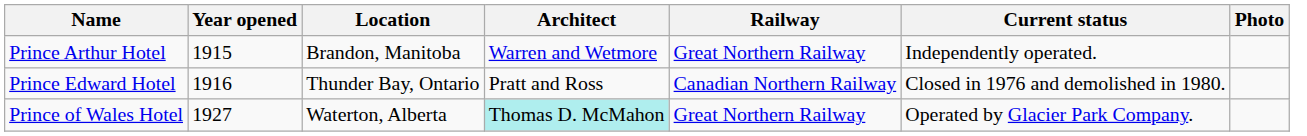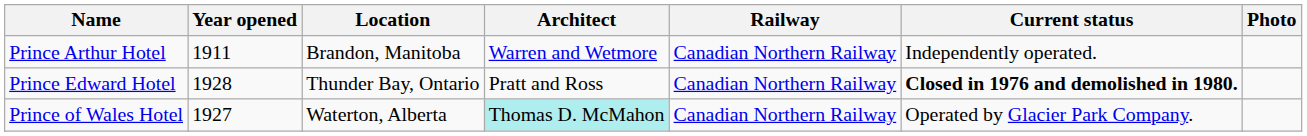(212, 51) 1915 -> (212, 51) 1911
(769, 51) Great Northern Railway -> (785, 51) Canadian Northern Railway
(212, 83) 1916 -> (212, 83) 1928
(1065, 83) normal -> (1072, 83) bold
(769, 114) Great Northern Railway -> (785, 114) Canadian Northern Railway
